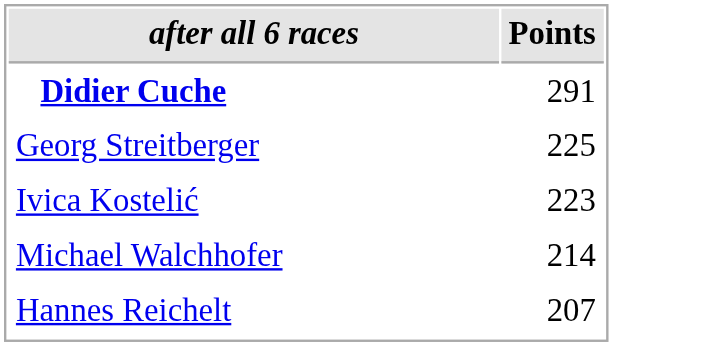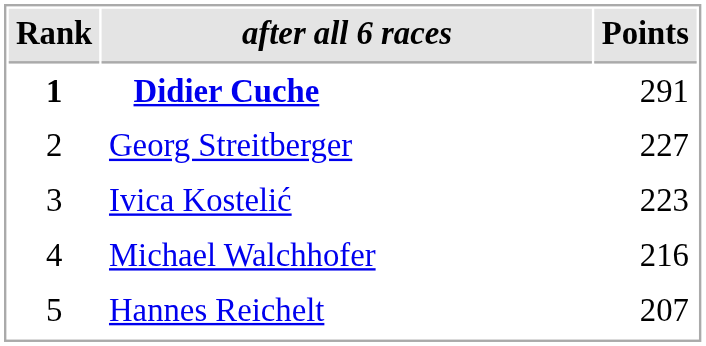+ column: (54, 34)
(571, 146) 225 -> (664, 146) 227
(571, 255) 214 -> (664, 255) 216
